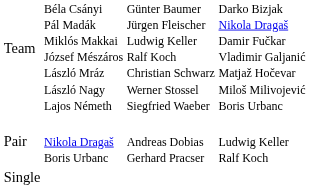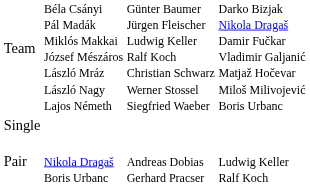rows swapped: (15, 141) <-> (22, 177)
